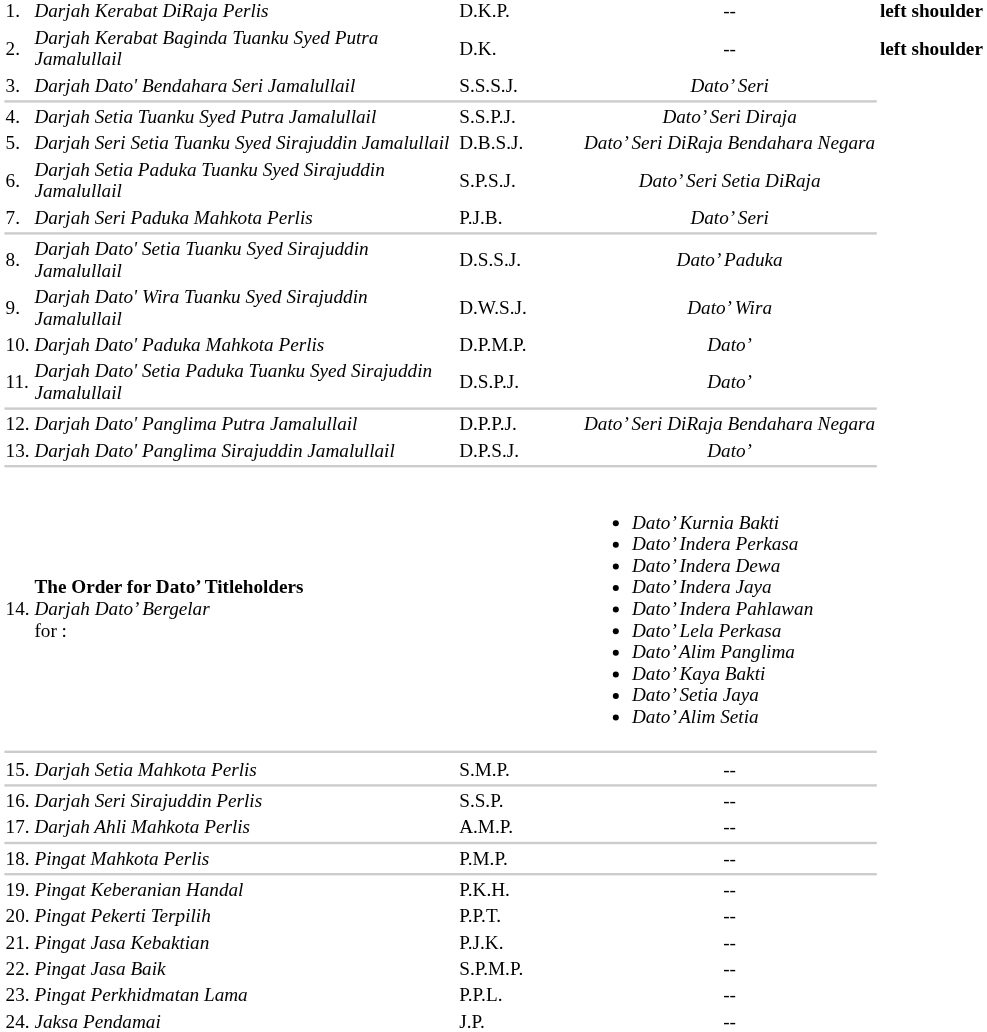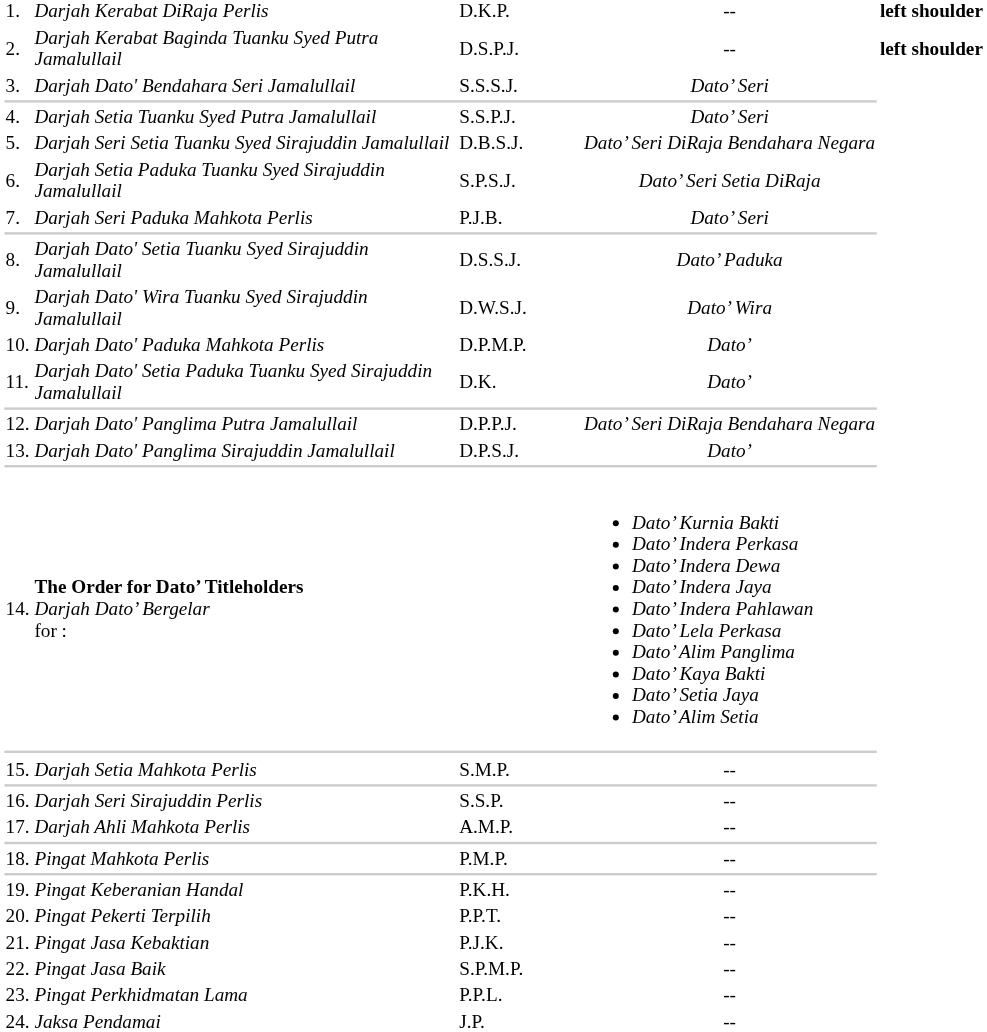(478, 48) D.K. -> (489, 48) D.S.P.J.
(730, 116) Dato’ Seri Diraja -> (730, 116) Dato’ Seri
(489, 382) D.S.P.J. -> (478, 382) D.K.
